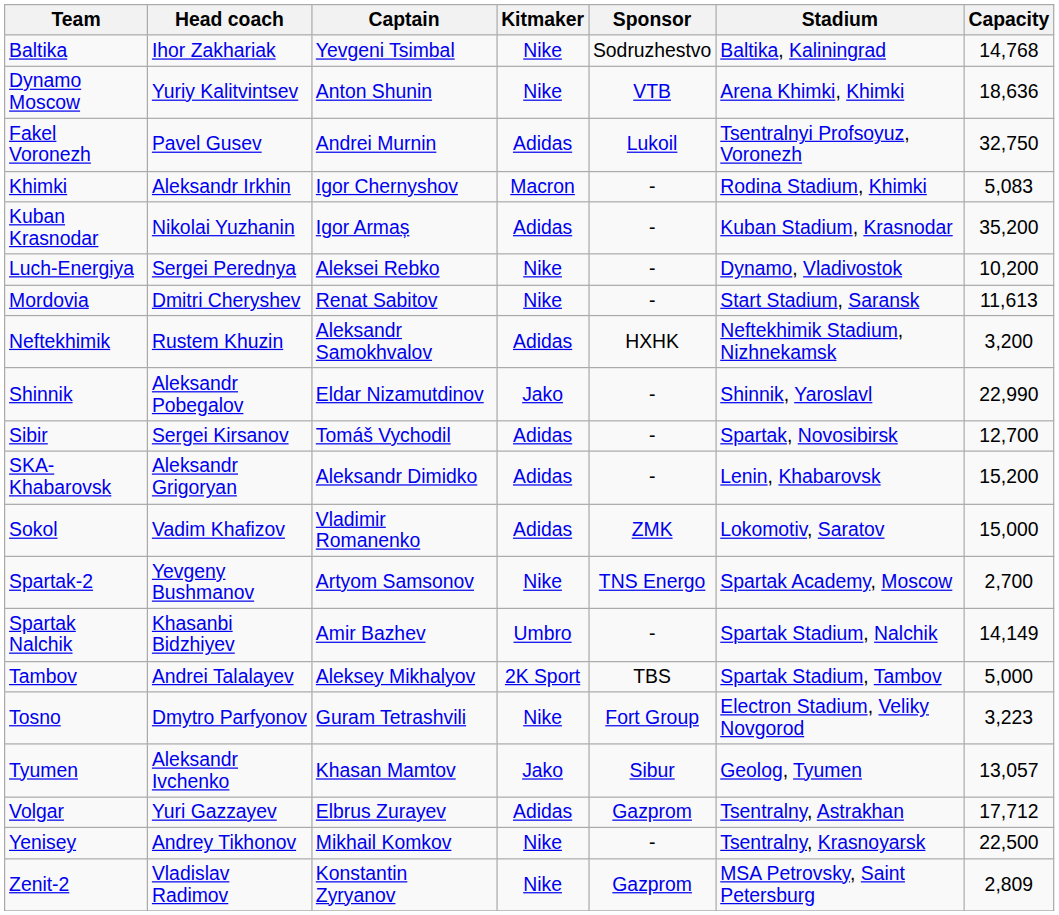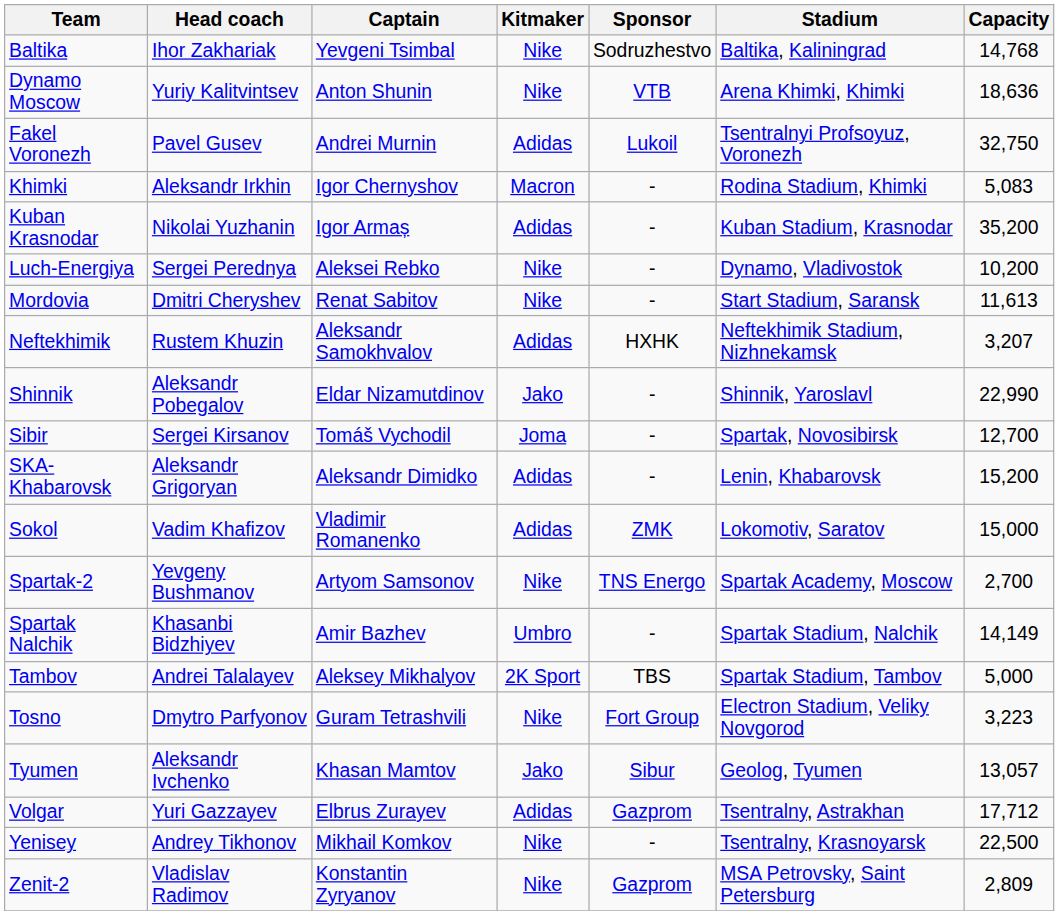(1009, 341) 3,200 -> (1009, 341) 3,207
(543, 435) Adidas -> (543, 435) Joma
